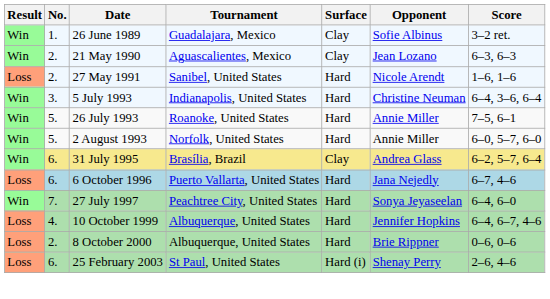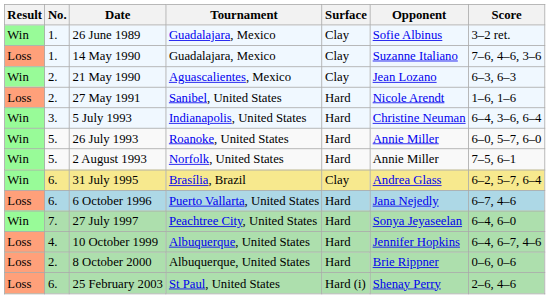+ row: (106, 55)
(494, 117) 7–5, 6–1 -> (506, 138) 6–0, 5–7, 6–0
(506, 138) 6–0, 5–7, 6–0 -> (494, 158) 7–5, 6–1
